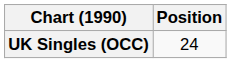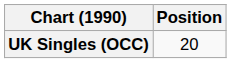(189, 44) 24 -> (189, 44) 20
